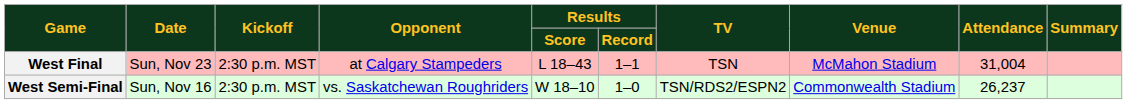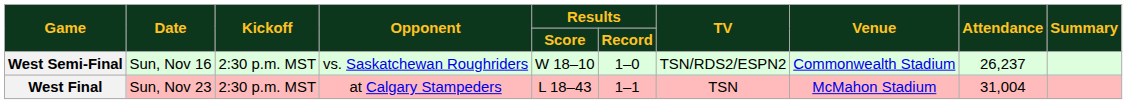rows swapped: (65, 87) <-> (65, 64)
